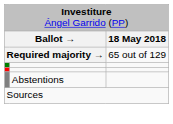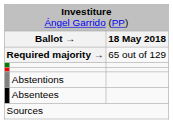+ row: (7, 95)
